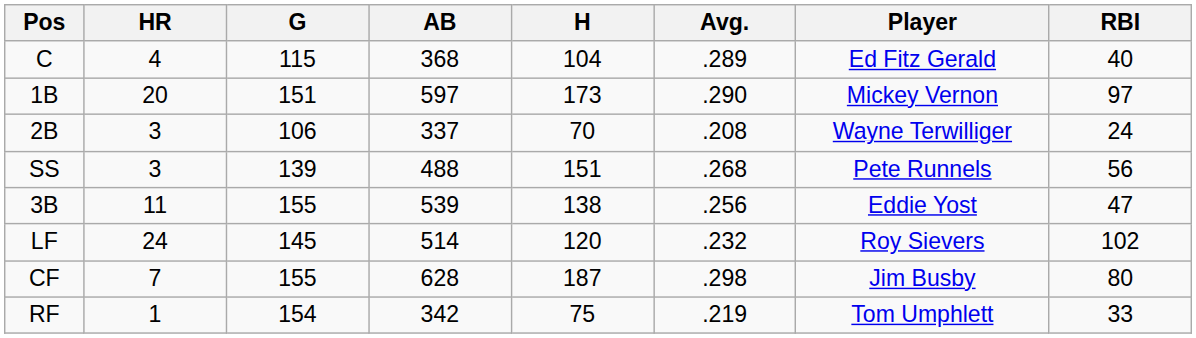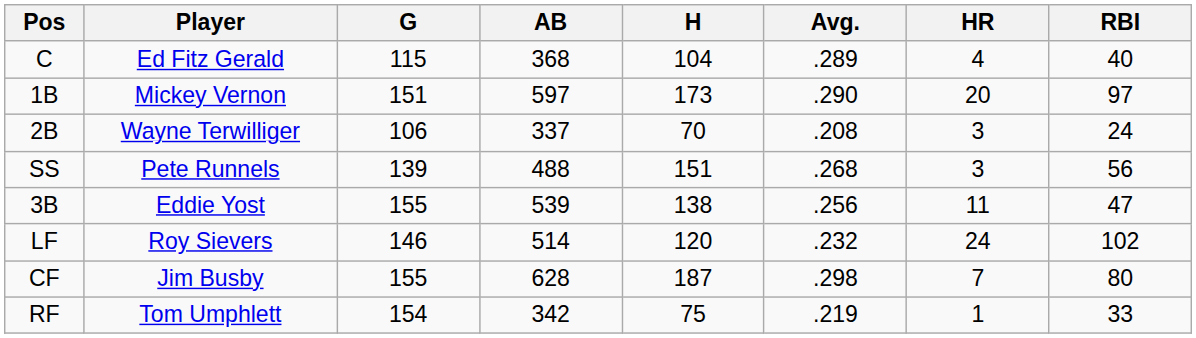columns swapped: (922, 22) <-> (155, 22)
(297, 242) 145 -> (408, 242) 146
